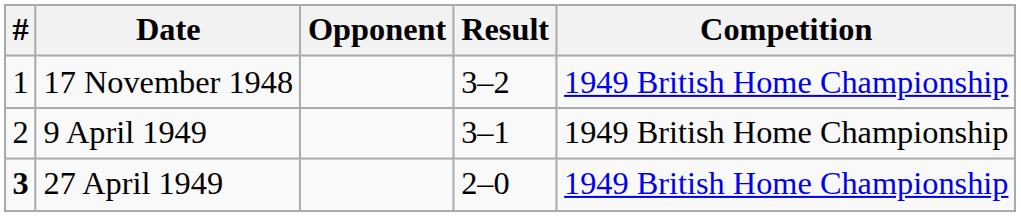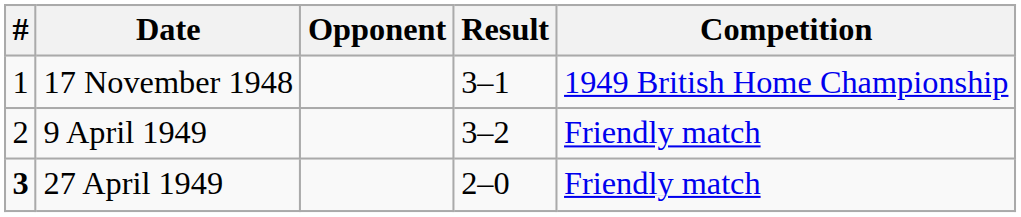(485, 81) 3–2 -> (485, 81) 3–1
(485, 132) 3–1 -> (485, 132) 3–2
(786, 132) 1949 British Home Championship -> (662, 132) Friendly match
(786, 183) 1949 British Home Championship -> (662, 183) Friendly match
